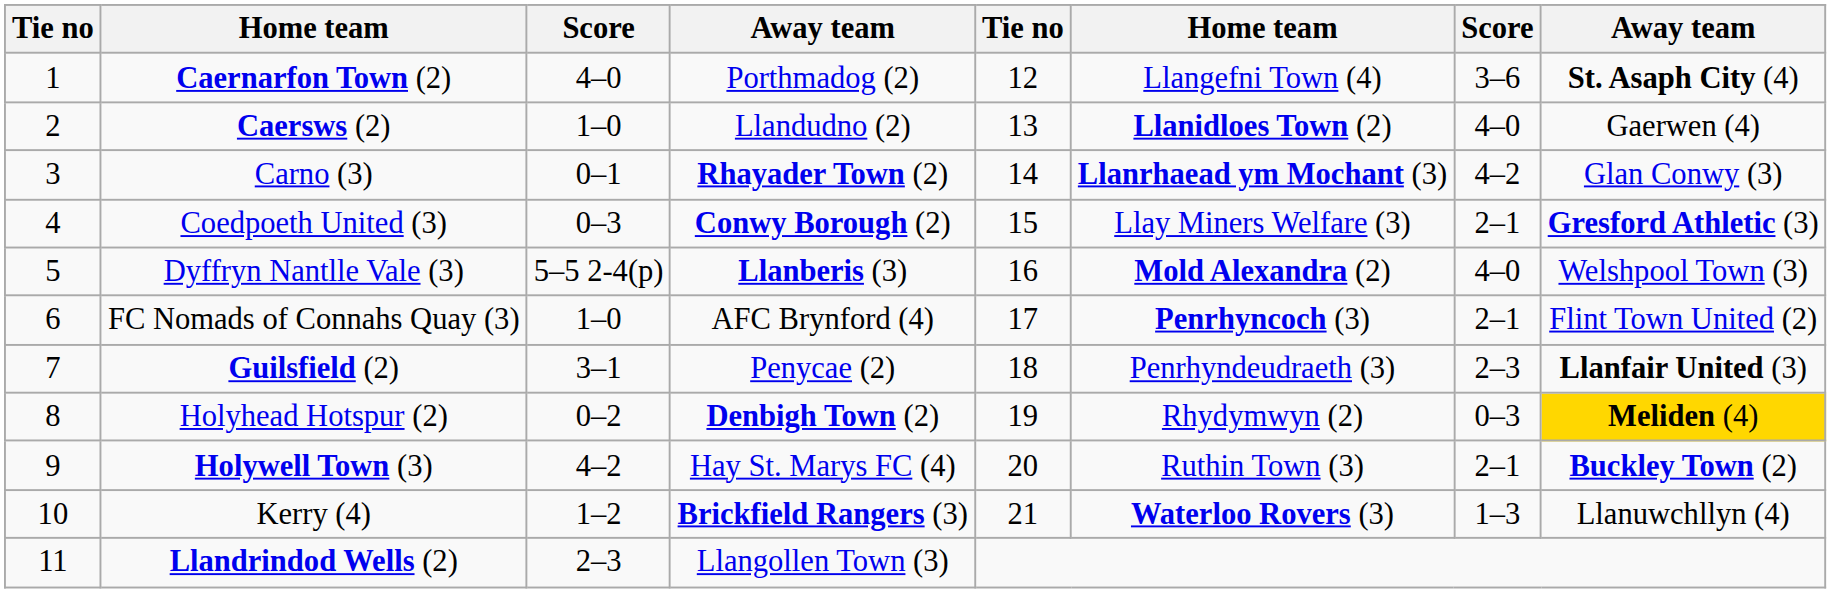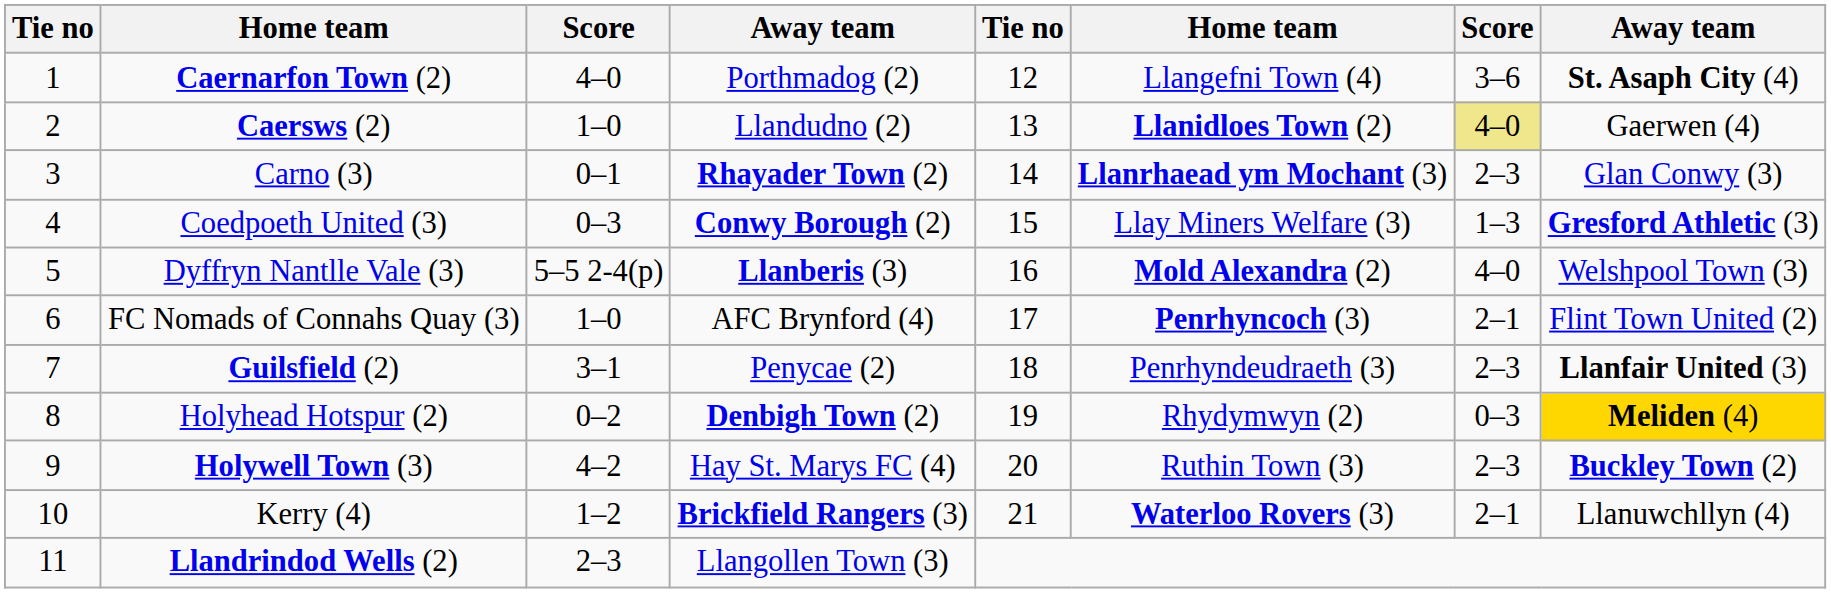(1497, 125) no background -> (1497, 125) khaki background
(1497, 174) 4–2 -> (1497, 174) 2–3
(1497, 222) 2–1 -> (1497, 222) 1–3
(1497, 464) 2–1 -> (1497, 464) 2–3
(1497, 513) 1–3 -> (1497, 513) 2–1
